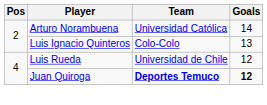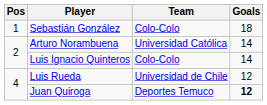+ row: (75, 28)
(246, 44) 13 -> (246, 60) 14
(177, 76) bold -> (174, 92) normal
